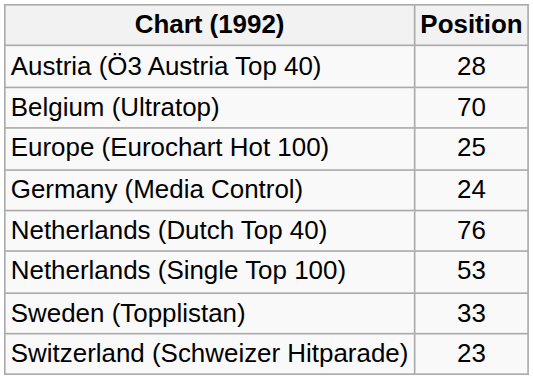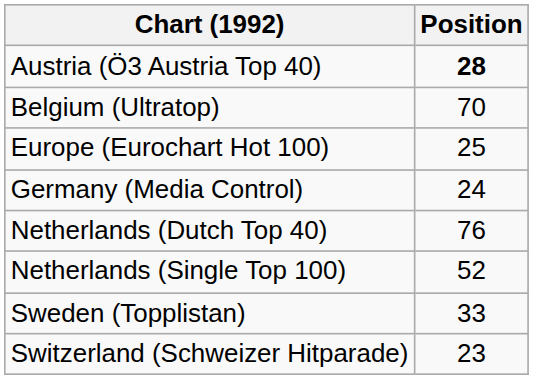(471, 66) normal -> (471, 66) bold
(471, 271) 53 -> (471, 271) 52
